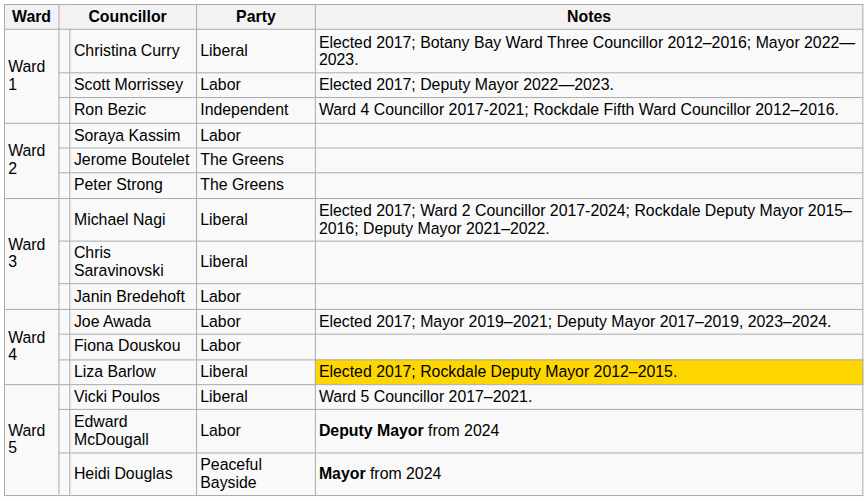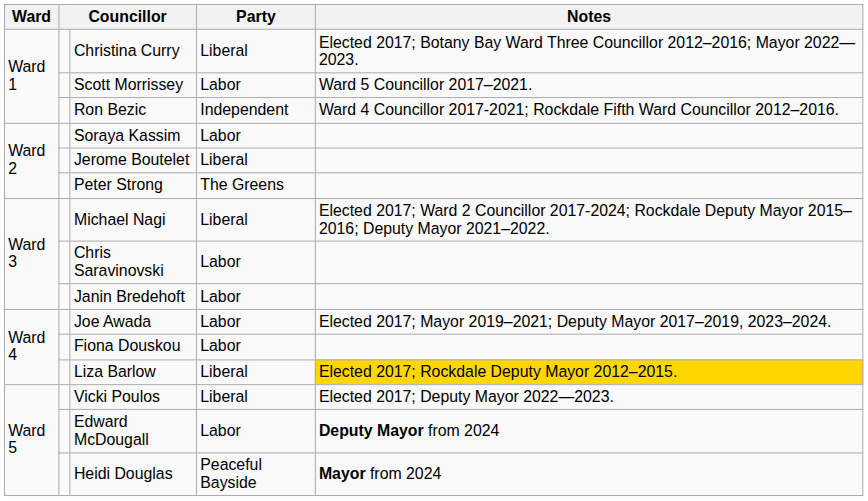(466, 85) Elected 2017; Deputy Mayor 2022—2023. -> (426, 85) Ward 5 Councillor 2017–2021.
(242, 160) The Greens -> (224, 160) Liberal
(224, 262) Liberal -> (221, 262) Labor
(426, 397) Ward 5 Councillor 2017–2021. -> (466, 397) Elected 2017; Deputy Mayor 2022—2023.
